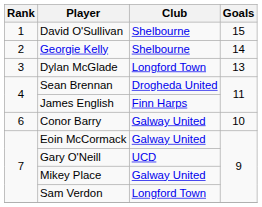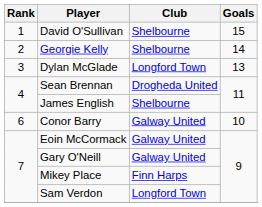(159, 103) Finn Harps -> (161, 103) Shelbourne
(144, 157) UCD -> (169, 157) Galway United
(169, 175) Galway United -> (159, 175) Finn Harps
